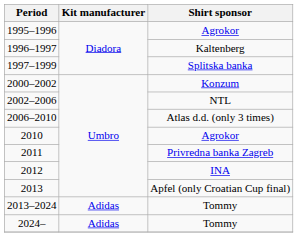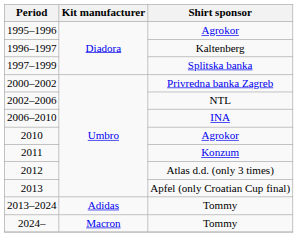(220, 83) Konzum -> (220, 83) Privredna banka Zagreb
(220, 118) Atlas d.d. (only 3 times) -> (220, 118) INA
(220, 153) Privredna banka Zagreb -> (220, 153) Konzum
(220, 170) INA -> (220, 170) Atlas d.d. (only 3 times)
(103, 223) Adidas -> (103, 223) Macron
